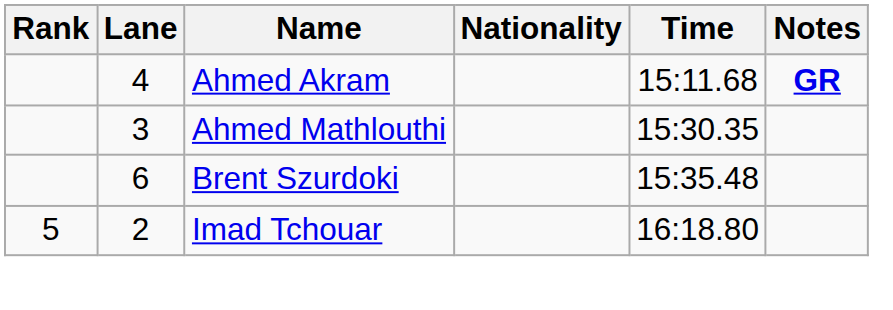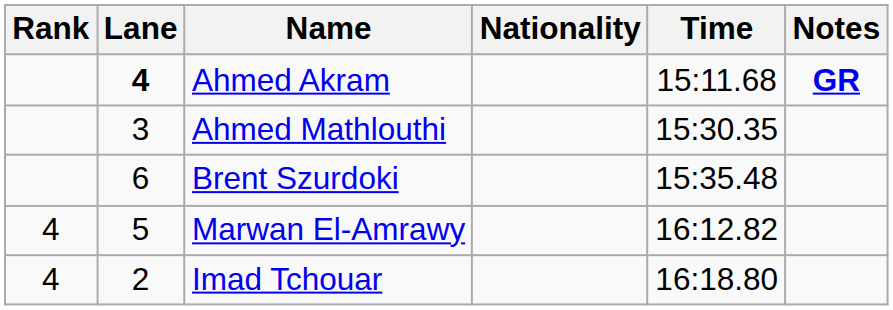(141, 79) normal -> (141, 79) bold
+ row: (329, 229)
(51, 229) 5 -> (51, 279) 4
